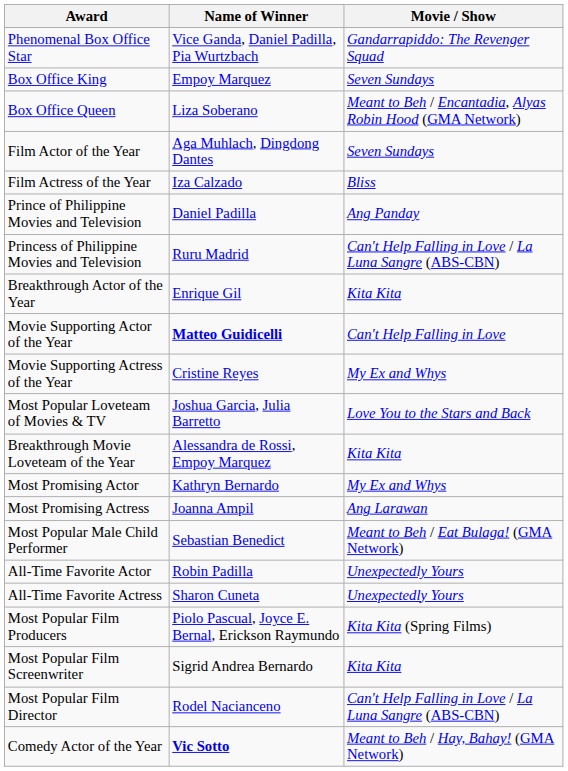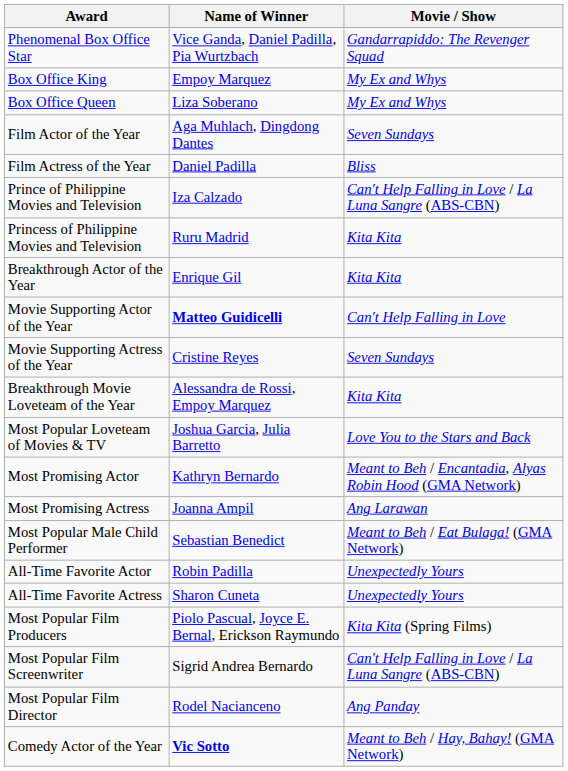(391, 79) Seven Sundays -> (397, 79) My Ex and Whys
(446, 111) Meant to Beh / Encantadia, Alyas Robin Hood (GMA Network) -> (397, 102) My Ex and Whys
(207, 182) Iza Calzado -> (214, 166) Daniel Padilla
(214, 214) Daniel Padilla -> (207, 197) Iza Calzado
(383, 214) Ang Panday -> (440, 197) Can't Help Falling in Love / La Luna Sangre (ABS-CBN)
(440, 254) Can't Help Falling in Love / La Luna Sangre (ABS-CBN) -> (374, 237) Kita Kita
(397, 373) My Ex and Whys -> (391, 357) Seven Sundays
rows swapped: (79, 413) <-> (71, 453)
(397, 485) My Ex and Whys -> (446, 476) Meant to Beh / Encantadia, Alyas Robin Hood (GMA Network)
(374, 666) Kita Kita -> (440, 666) Can't Help Falling in Love / La Luna Sangre (ABS-CBN)
(440, 706) Can't Help Falling in Love / La Luna Sangre (ABS-CBN) -> (383, 706) Ang Panday
